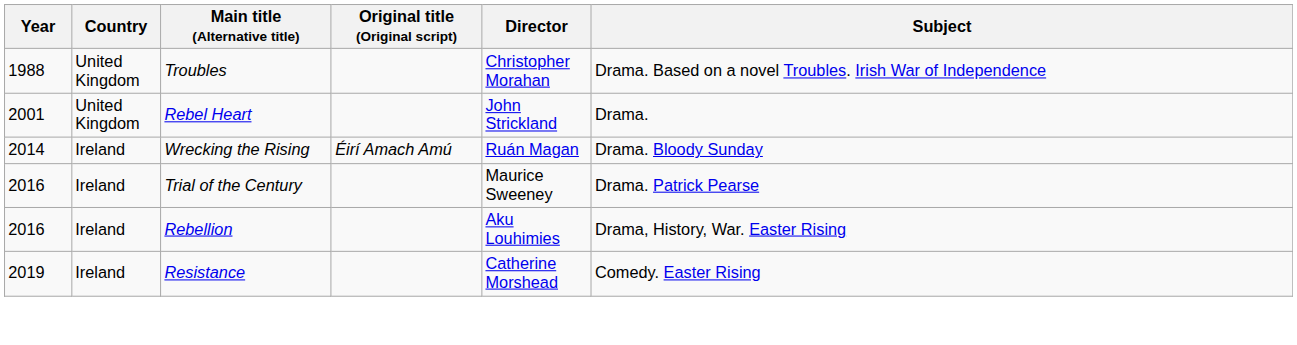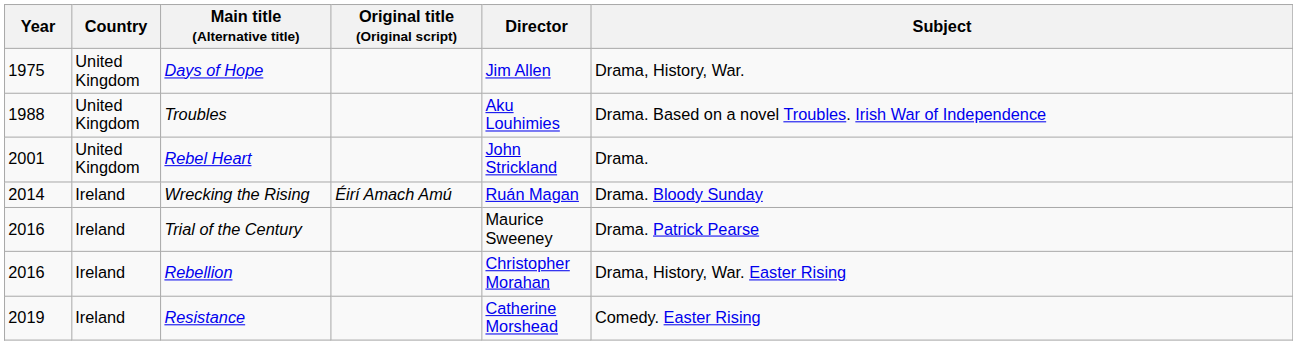+ row: (214, 70)
(528, 70) Christopher Morahan -> (523, 115) Aku Louhimies
(523, 229) Aku Louhimies -> (528, 273) Christopher Morahan
